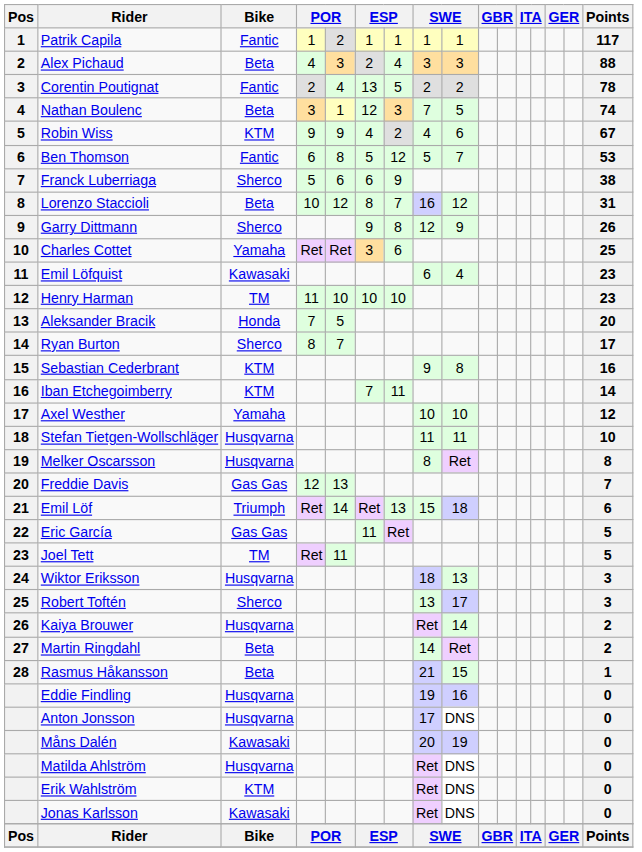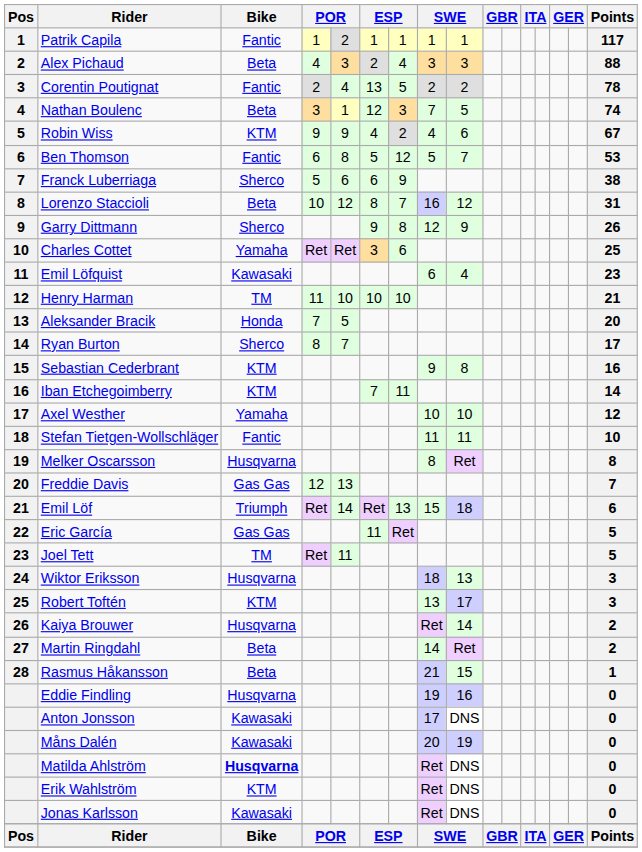(608, 297) 23 -> (612, 297) 21
(259, 438) Husqvarna -> (262, 438) Fantic
(259, 601) Sherco -> (262, 601) KTM
(259, 718) Husqvarna -> (262, 718) Kawasaki
(259, 765) normal -> (262, 765) bold
